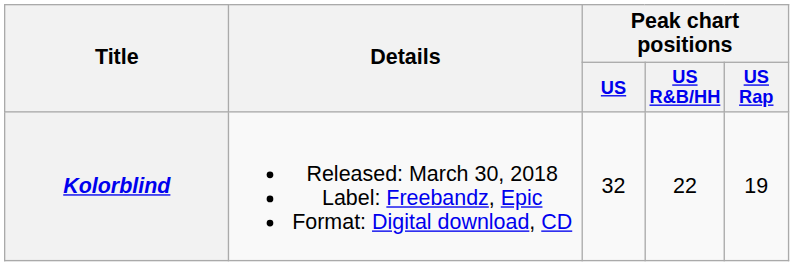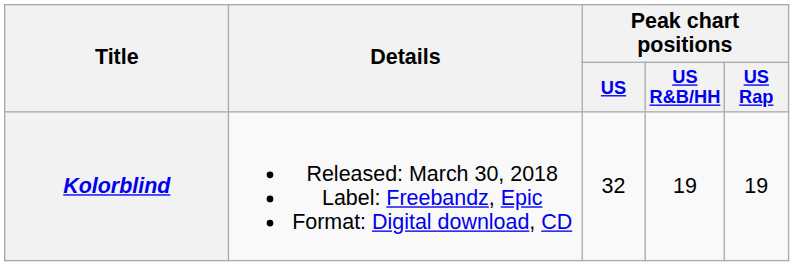(685, 186) 22 -> (685, 186) 19
